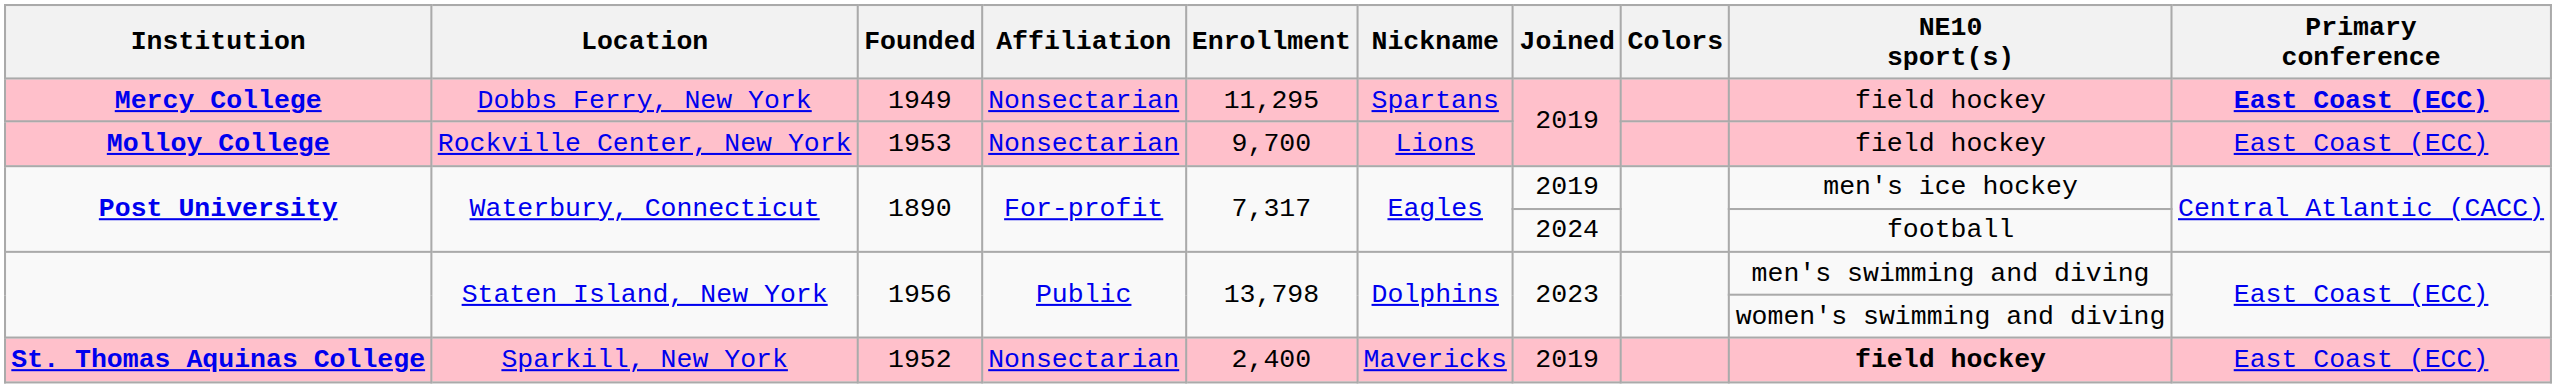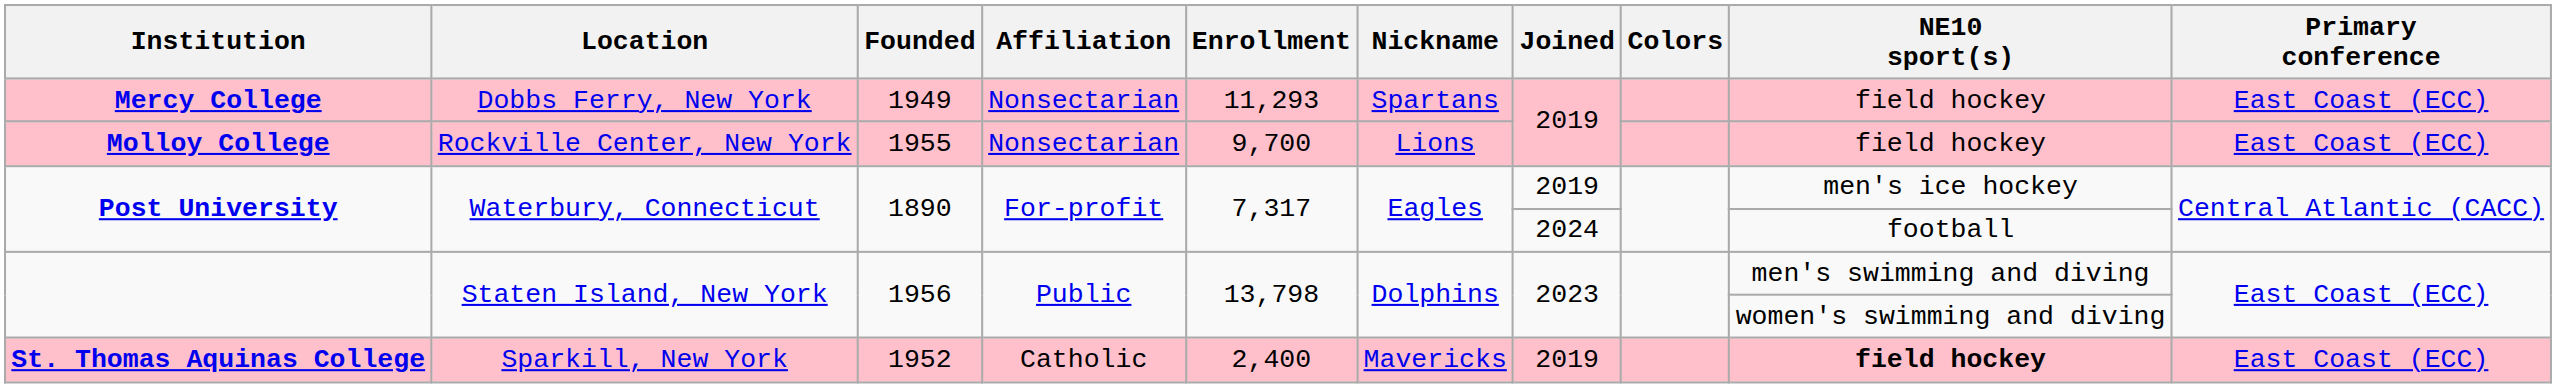(1271, 100) 11,295 -> (1271, 100) 11,293
(2361, 100) bold -> (2361, 100) normal
(920, 144) 1953 -> (920, 144) 1955
(1084, 360) Nonsectarian -> (1084, 360) Catholic
